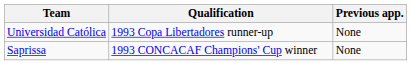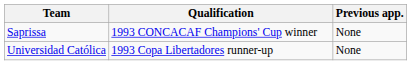rows swapped: (57, 32) <-> (27, 50)
